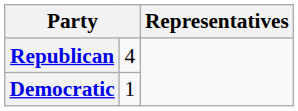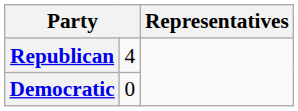(130, 88) 1 -> (130, 88) 0
